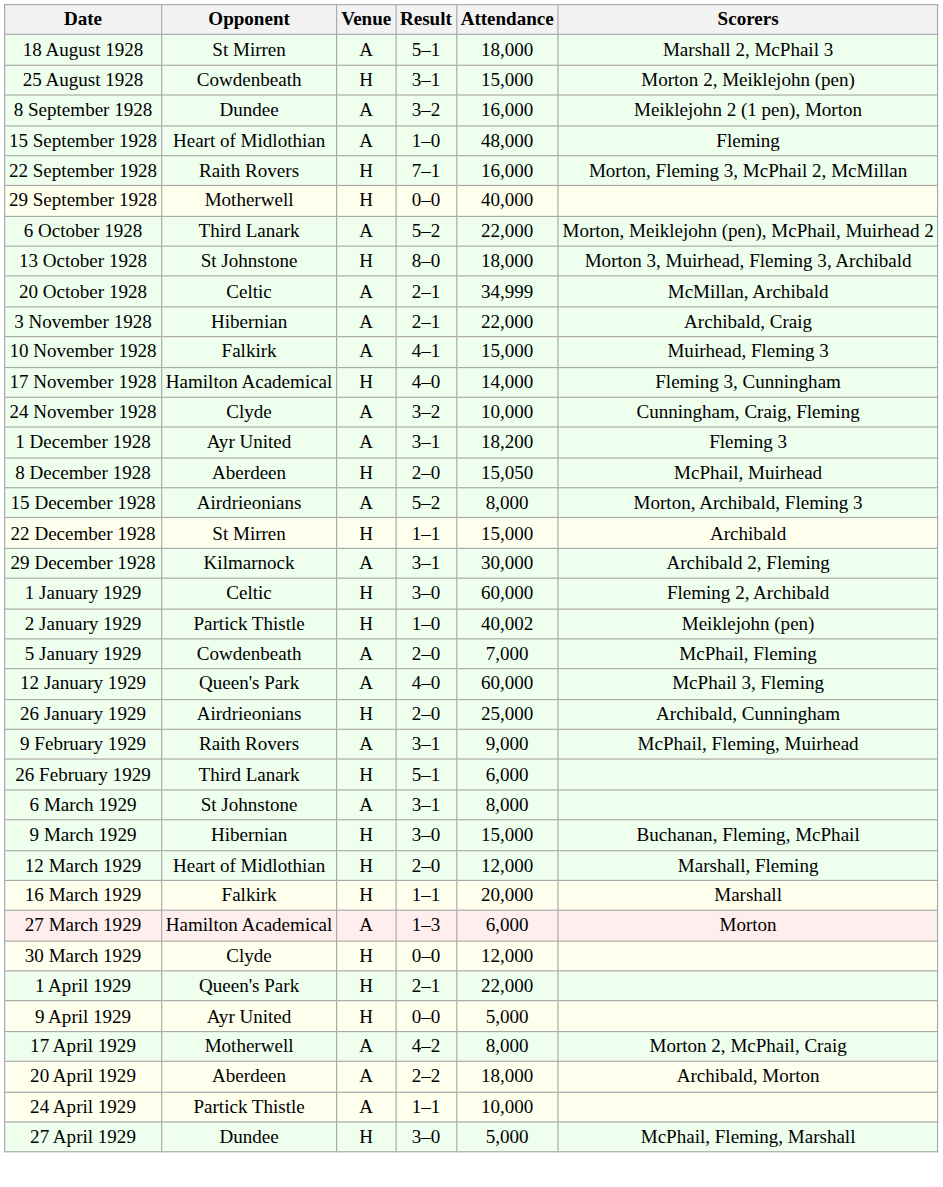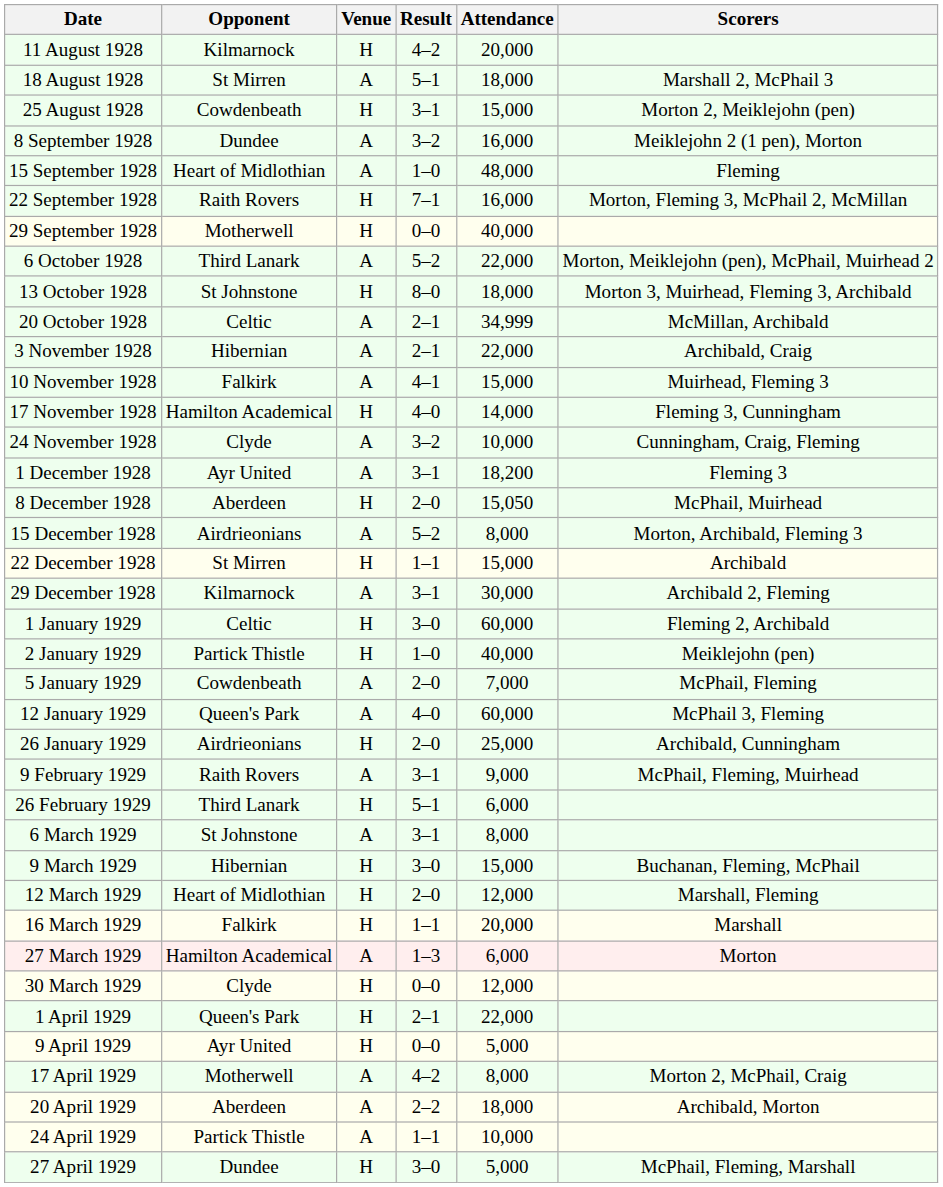+ row: (83, 49)
(507, 623) 40,002 -> (507, 653) 40,000
